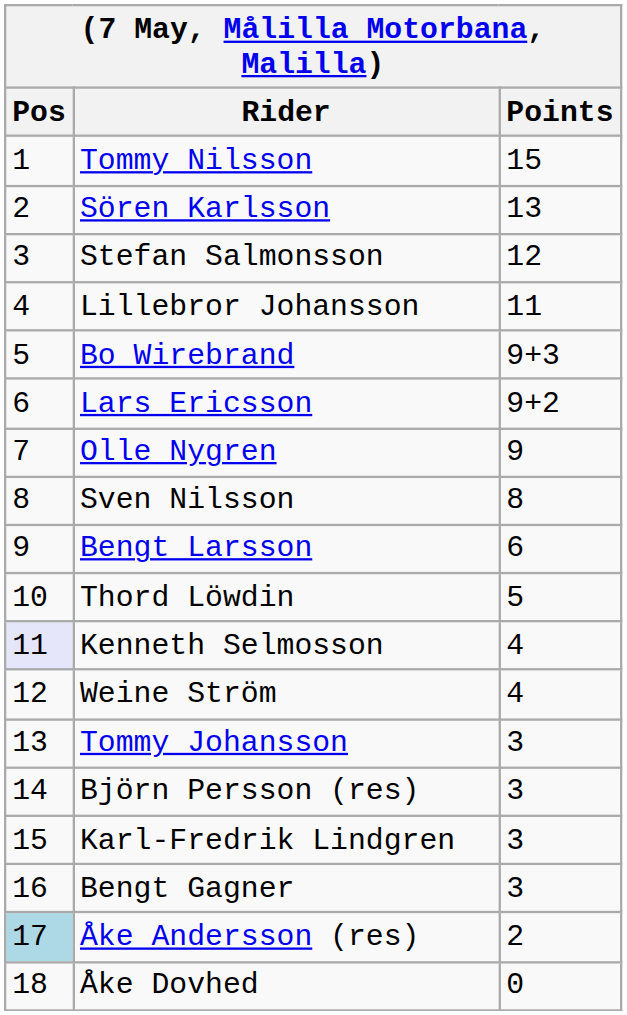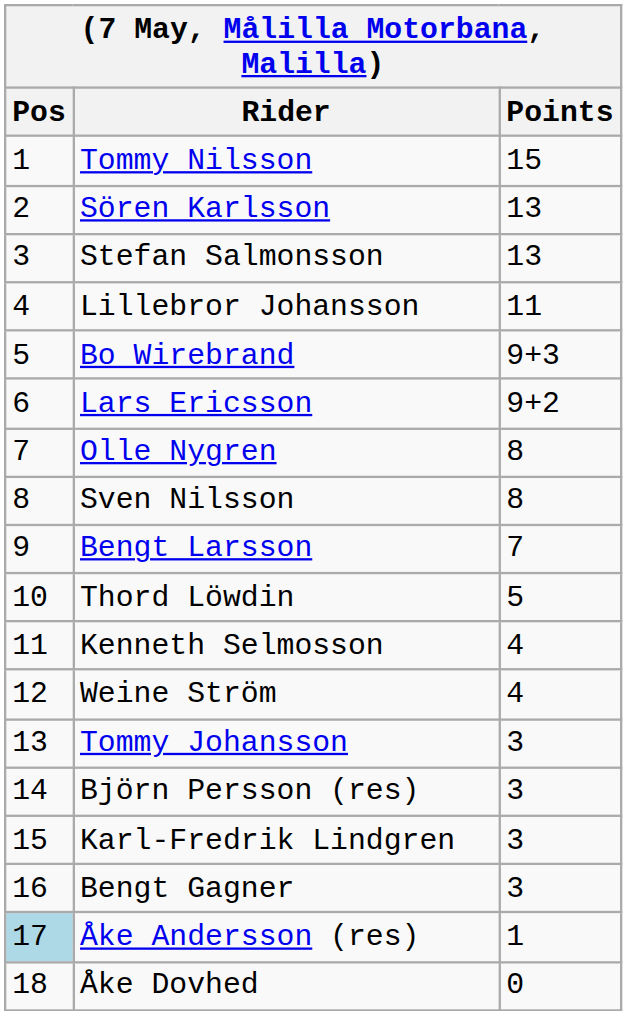(524, 258) 12 -> (524, 258) 13
(515, 452) 9 -> (515, 452) 8
(515, 549) 6 -> (515, 549) 7
(30, 646) lavender background -> (30, 646) no background
(515, 937) 2 -> (515, 937) 1
